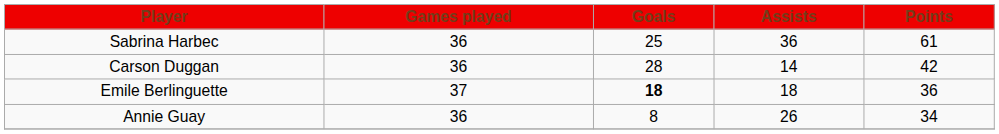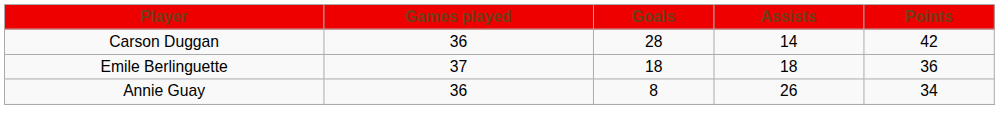- row: (164, 41)
(654, 91) bold -> (654, 66) normal
